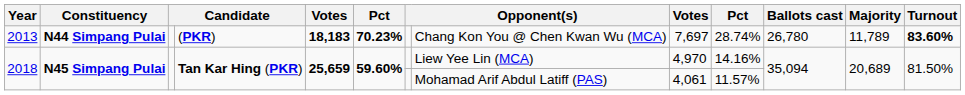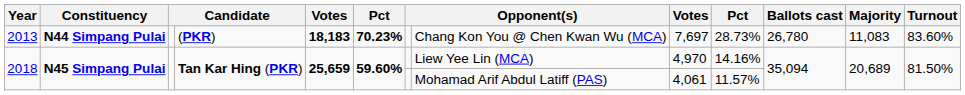(738, 37) 28.74% -> (738, 37) 28.73%
(869, 37) 11,789 -> (869, 37) 11,083
(930, 37) bold -> (930, 37) normal
